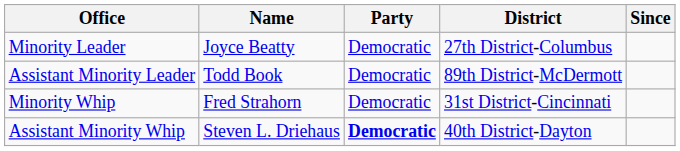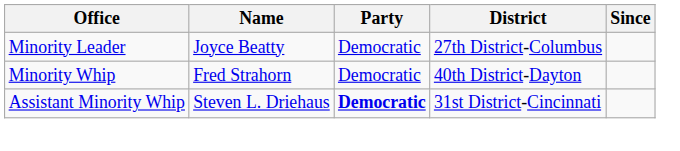- row: (102, 74)
(528, 103) 31st District-Cincinnati -> (508, 74) 40th District-Dayton
(518, 131) 40th District-Dayton -> (517, 103) 31st District-Cincinnati
